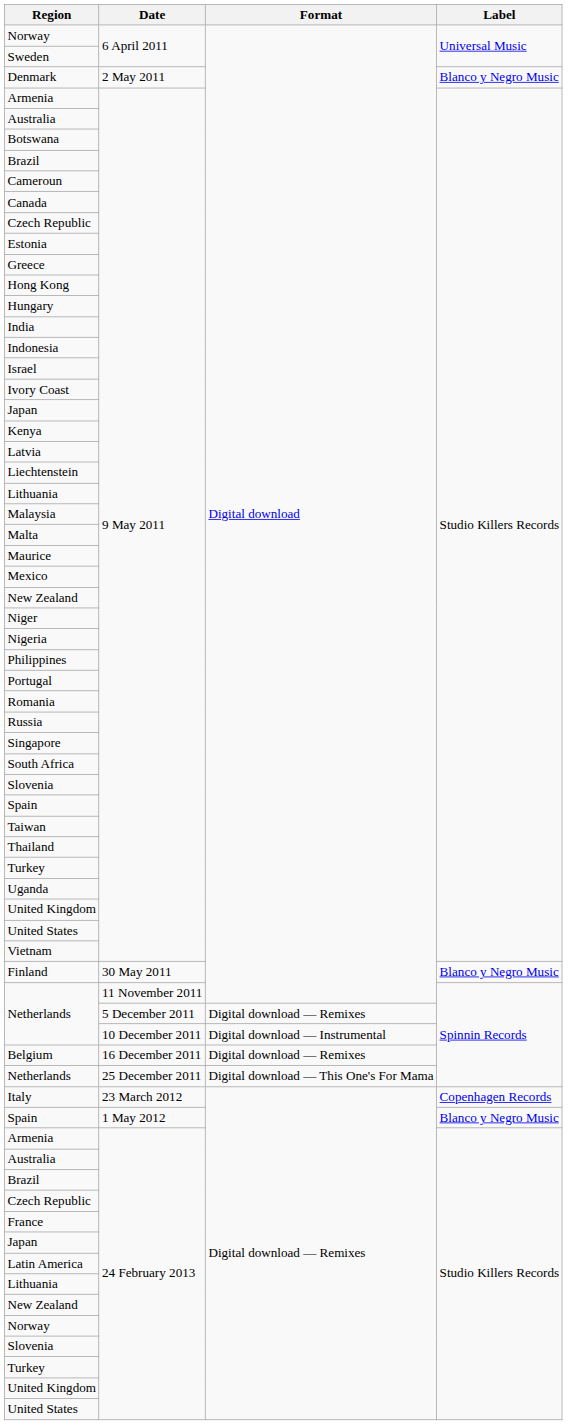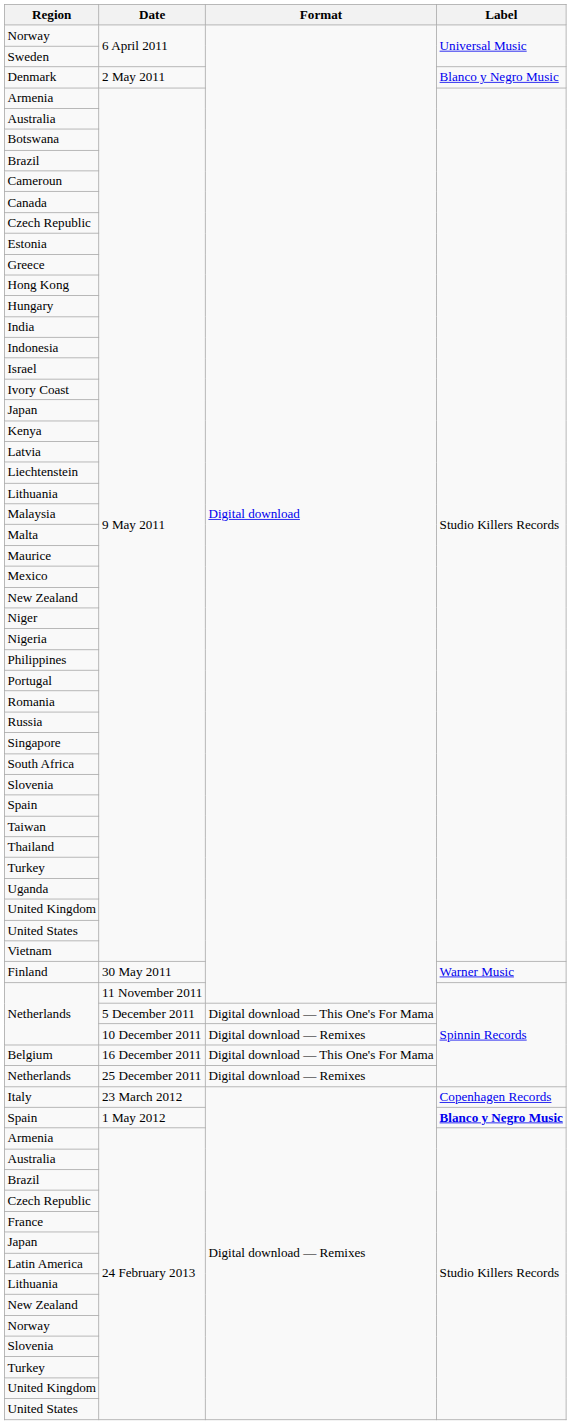(499, 972) Blanco y Negro Music -> (477, 972) Warner Music
(287, 1013) Digital download — Remixes -> (321, 1013) Digital download — This One's For Mama
(297, 1034) Digital download — Instrumental -> (287, 1034) Digital download — Remixes
(287, 1055) Digital download — Remixes -> (321, 1055) Digital download — This One's For Mama
(321, 1076) Digital download — This One's For Mama -> (287, 1076) Digital download — Remixes
(499, 1117) normal -> (501, 1117) bold
